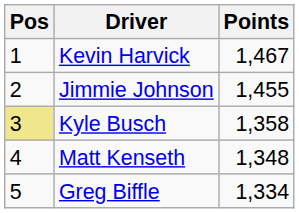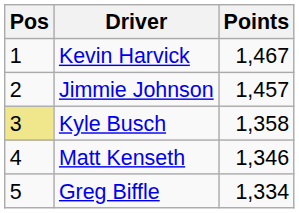(262, 90) 1,455 -> (262, 90) 1,457
(262, 158) 1,348 -> (262, 158) 1,346
